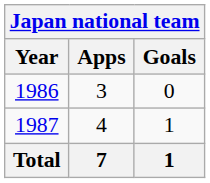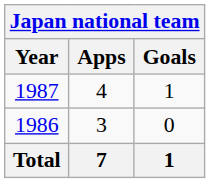rows swapped: (37, 90) <-> (37, 125)
